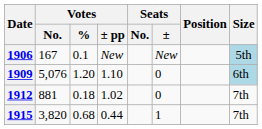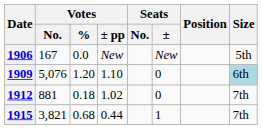(81, 54) 0.1 -> (81, 54) 0.0
(244, 54) lightblue background -> (244, 54) no background
(53, 114) 3,820 -> (53, 114) 3,821
